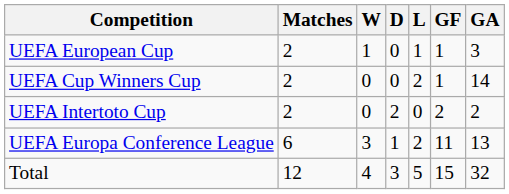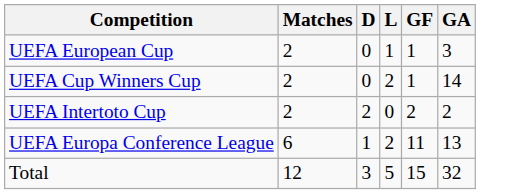- column: (371, 19)
